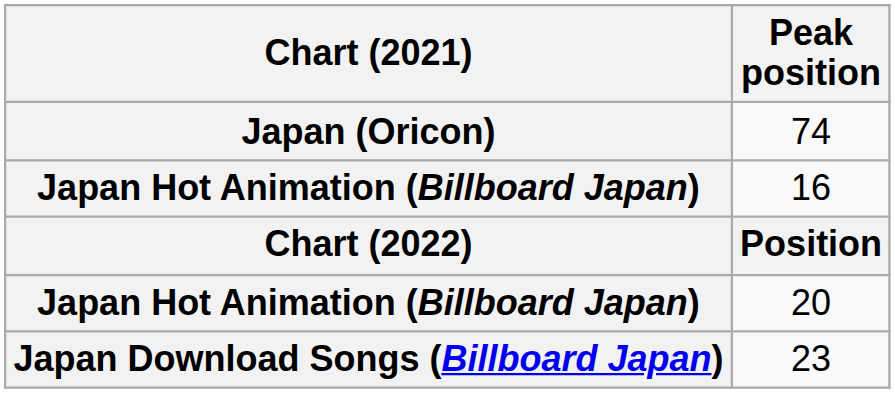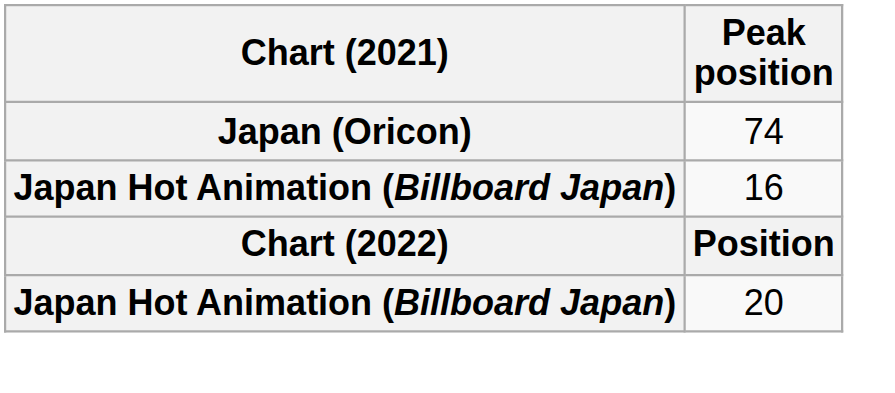- row: (811, 359)
